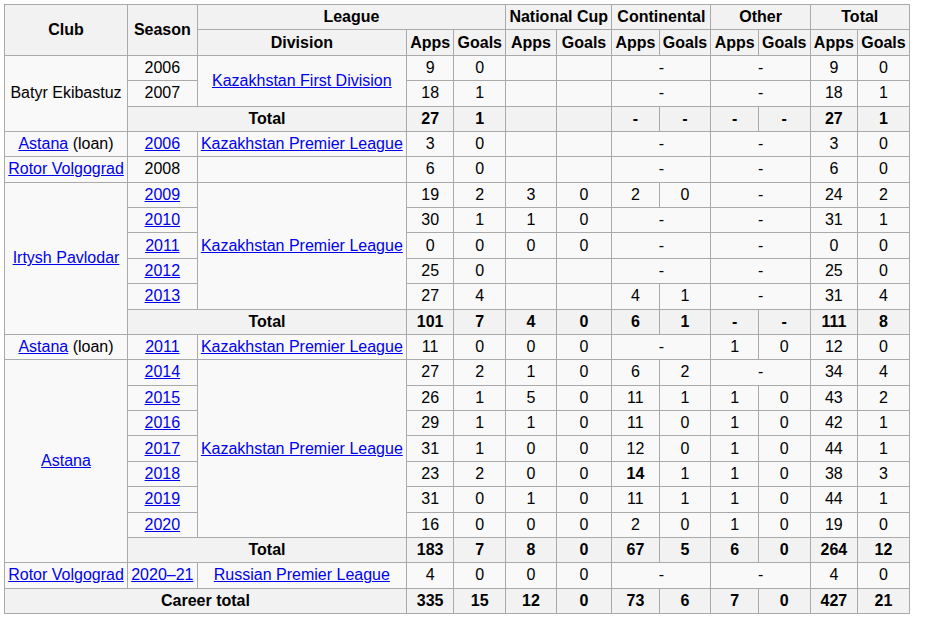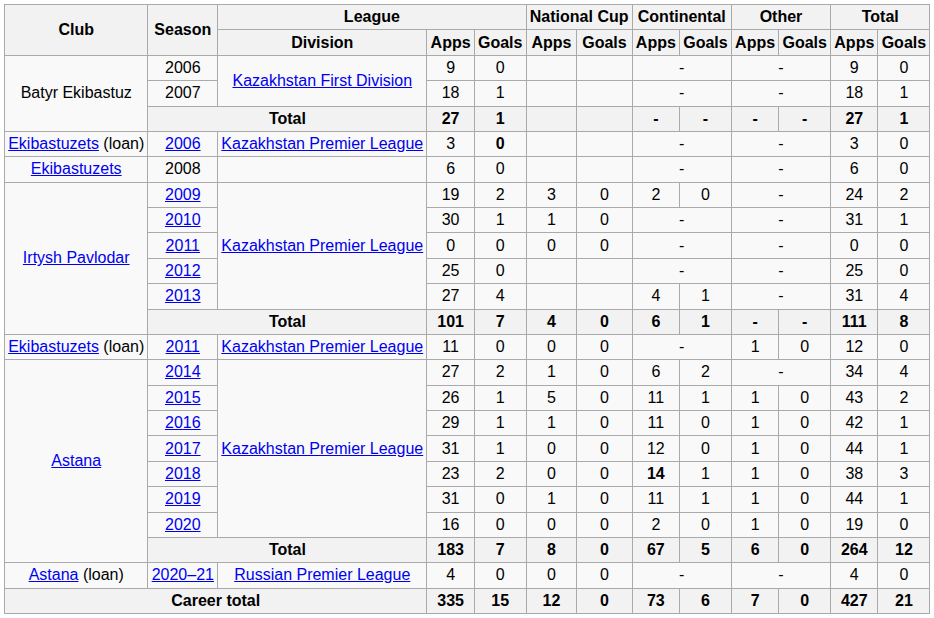(66, 144) Astana (loan) -> (76, 144) Ekibastuzets (loan)
(480, 144) normal -> (500, 144) bold
(66, 169) Rotor Volgograd -> (76, 169) Ekibastuzets
(66, 347) Astana (loan) -> (76, 347) Ekibastuzets (loan)
(66, 575) Rotor Volgograd -> (76, 575) Astana (loan)
